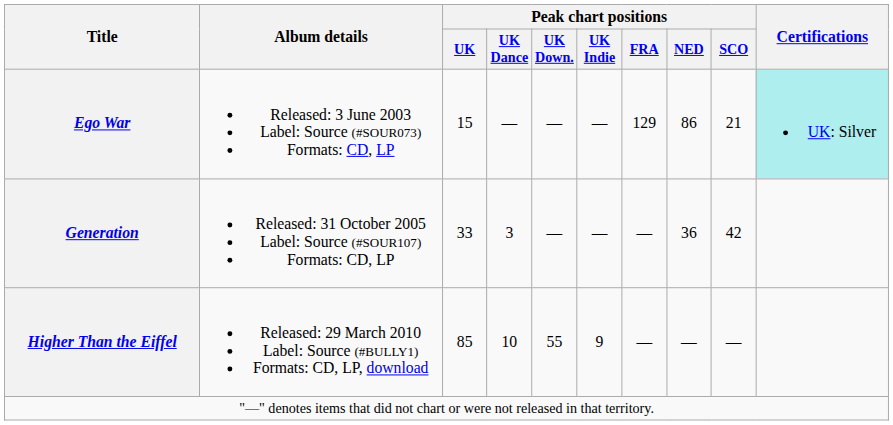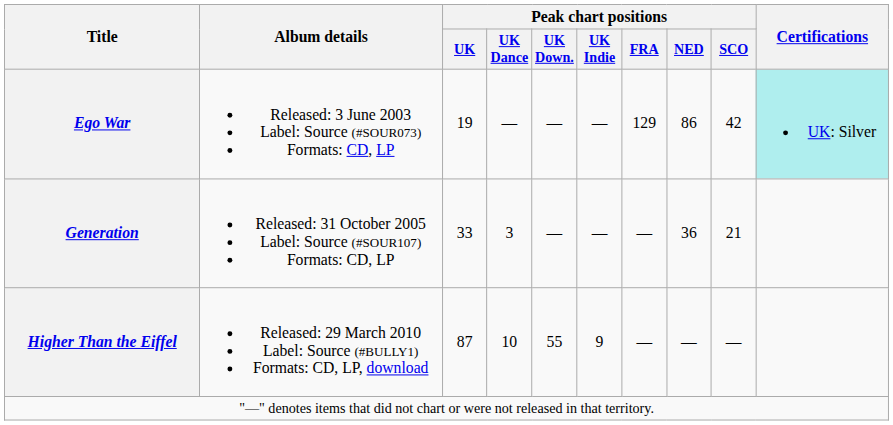(465, 123) 15 -> (465, 123) 19
(734, 123) 21 -> (734, 123) 42
(734, 233) 42 -> (734, 233) 21
(465, 342) 85 -> (465, 342) 87
